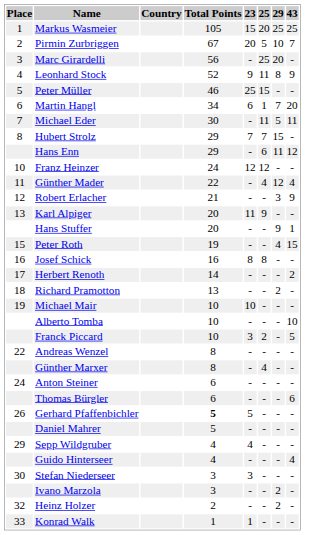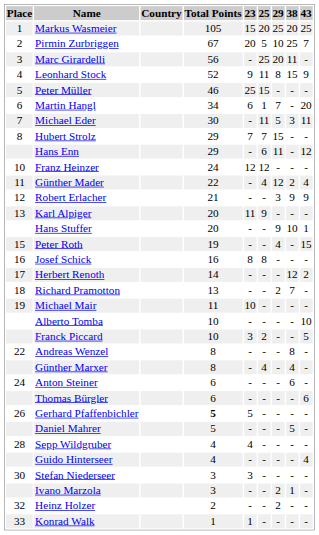+ column: (292, 13)
(213, 305) 10 -> (213, 305) 11
(20, 444) 29 -> (20, 444) 28
